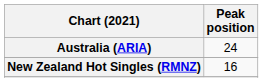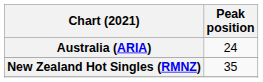(231, 67) 16 -> (231, 67) 35
